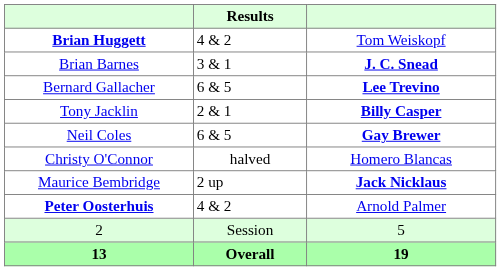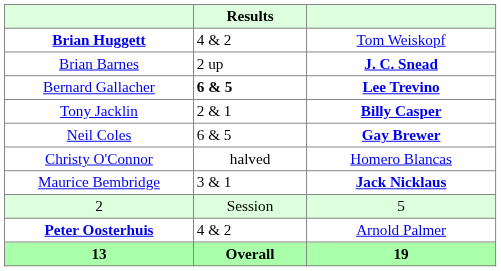(214, 63) 3 & 1 -> (210, 63) 2 up
(214, 87) normal -> (215, 87) bold
(210, 182) 2 up -> (214, 182) 3 & 1
rows swapped: (99, 206) <-> (99, 230)
